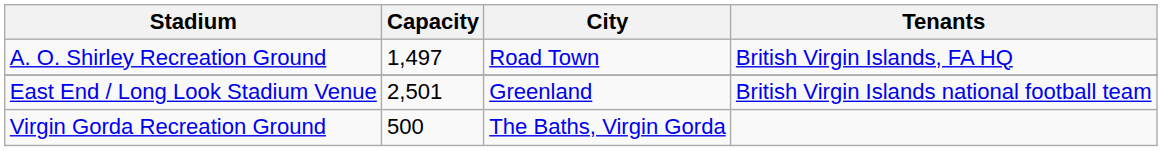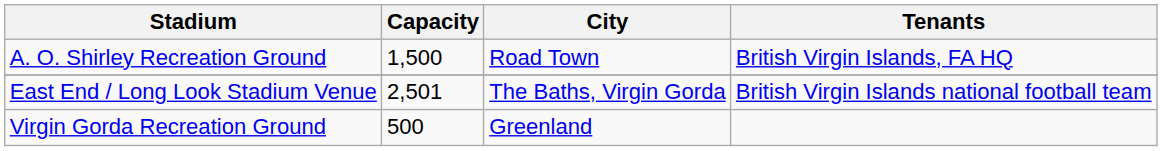(415, 57) 1,497 -> (415, 57) 1,500
(541, 92) Greenland -> (607, 92) The Baths, Virgin Gorda
(607, 127) The Baths, Virgin Gorda -> (541, 127) Greenland
